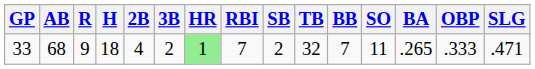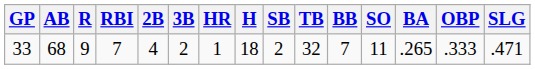columns swapped: (110, 19) <-> (242, 19)
(203, 49) lightgreen background -> (217, 49) no background
